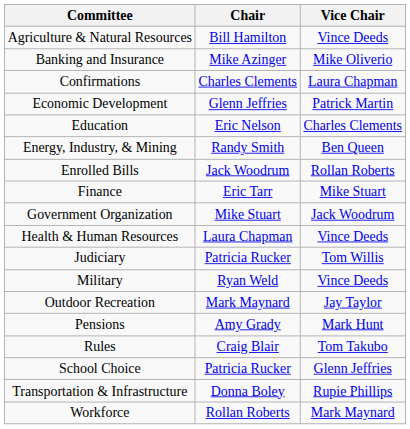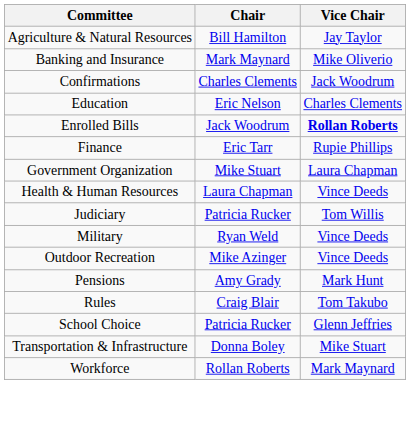(353, 37) Vince Deeds -> (353, 37) Jay Taylor
(248, 59) Mike Azinger -> (248, 59) Mark Maynard
(353, 81) Laura Chapman -> (353, 81) Jack Woodrum
- row: (100, 103)
- row: (100, 147)
(353, 170) normal -> (353, 125) bold
(353, 192) Mike Stuart -> (353, 147) Rupie Phillips
(353, 214) Jack Woodrum -> (353, 170) Laura Chapman
(248, 302) Mark Maynard -> (248, 258) Mike Azinger
(353, 302) Jay Taylor -> (353, 258) Vince Deeds
(353, 390) Rupie Phillips -> (353, 346) Mike Stuart
